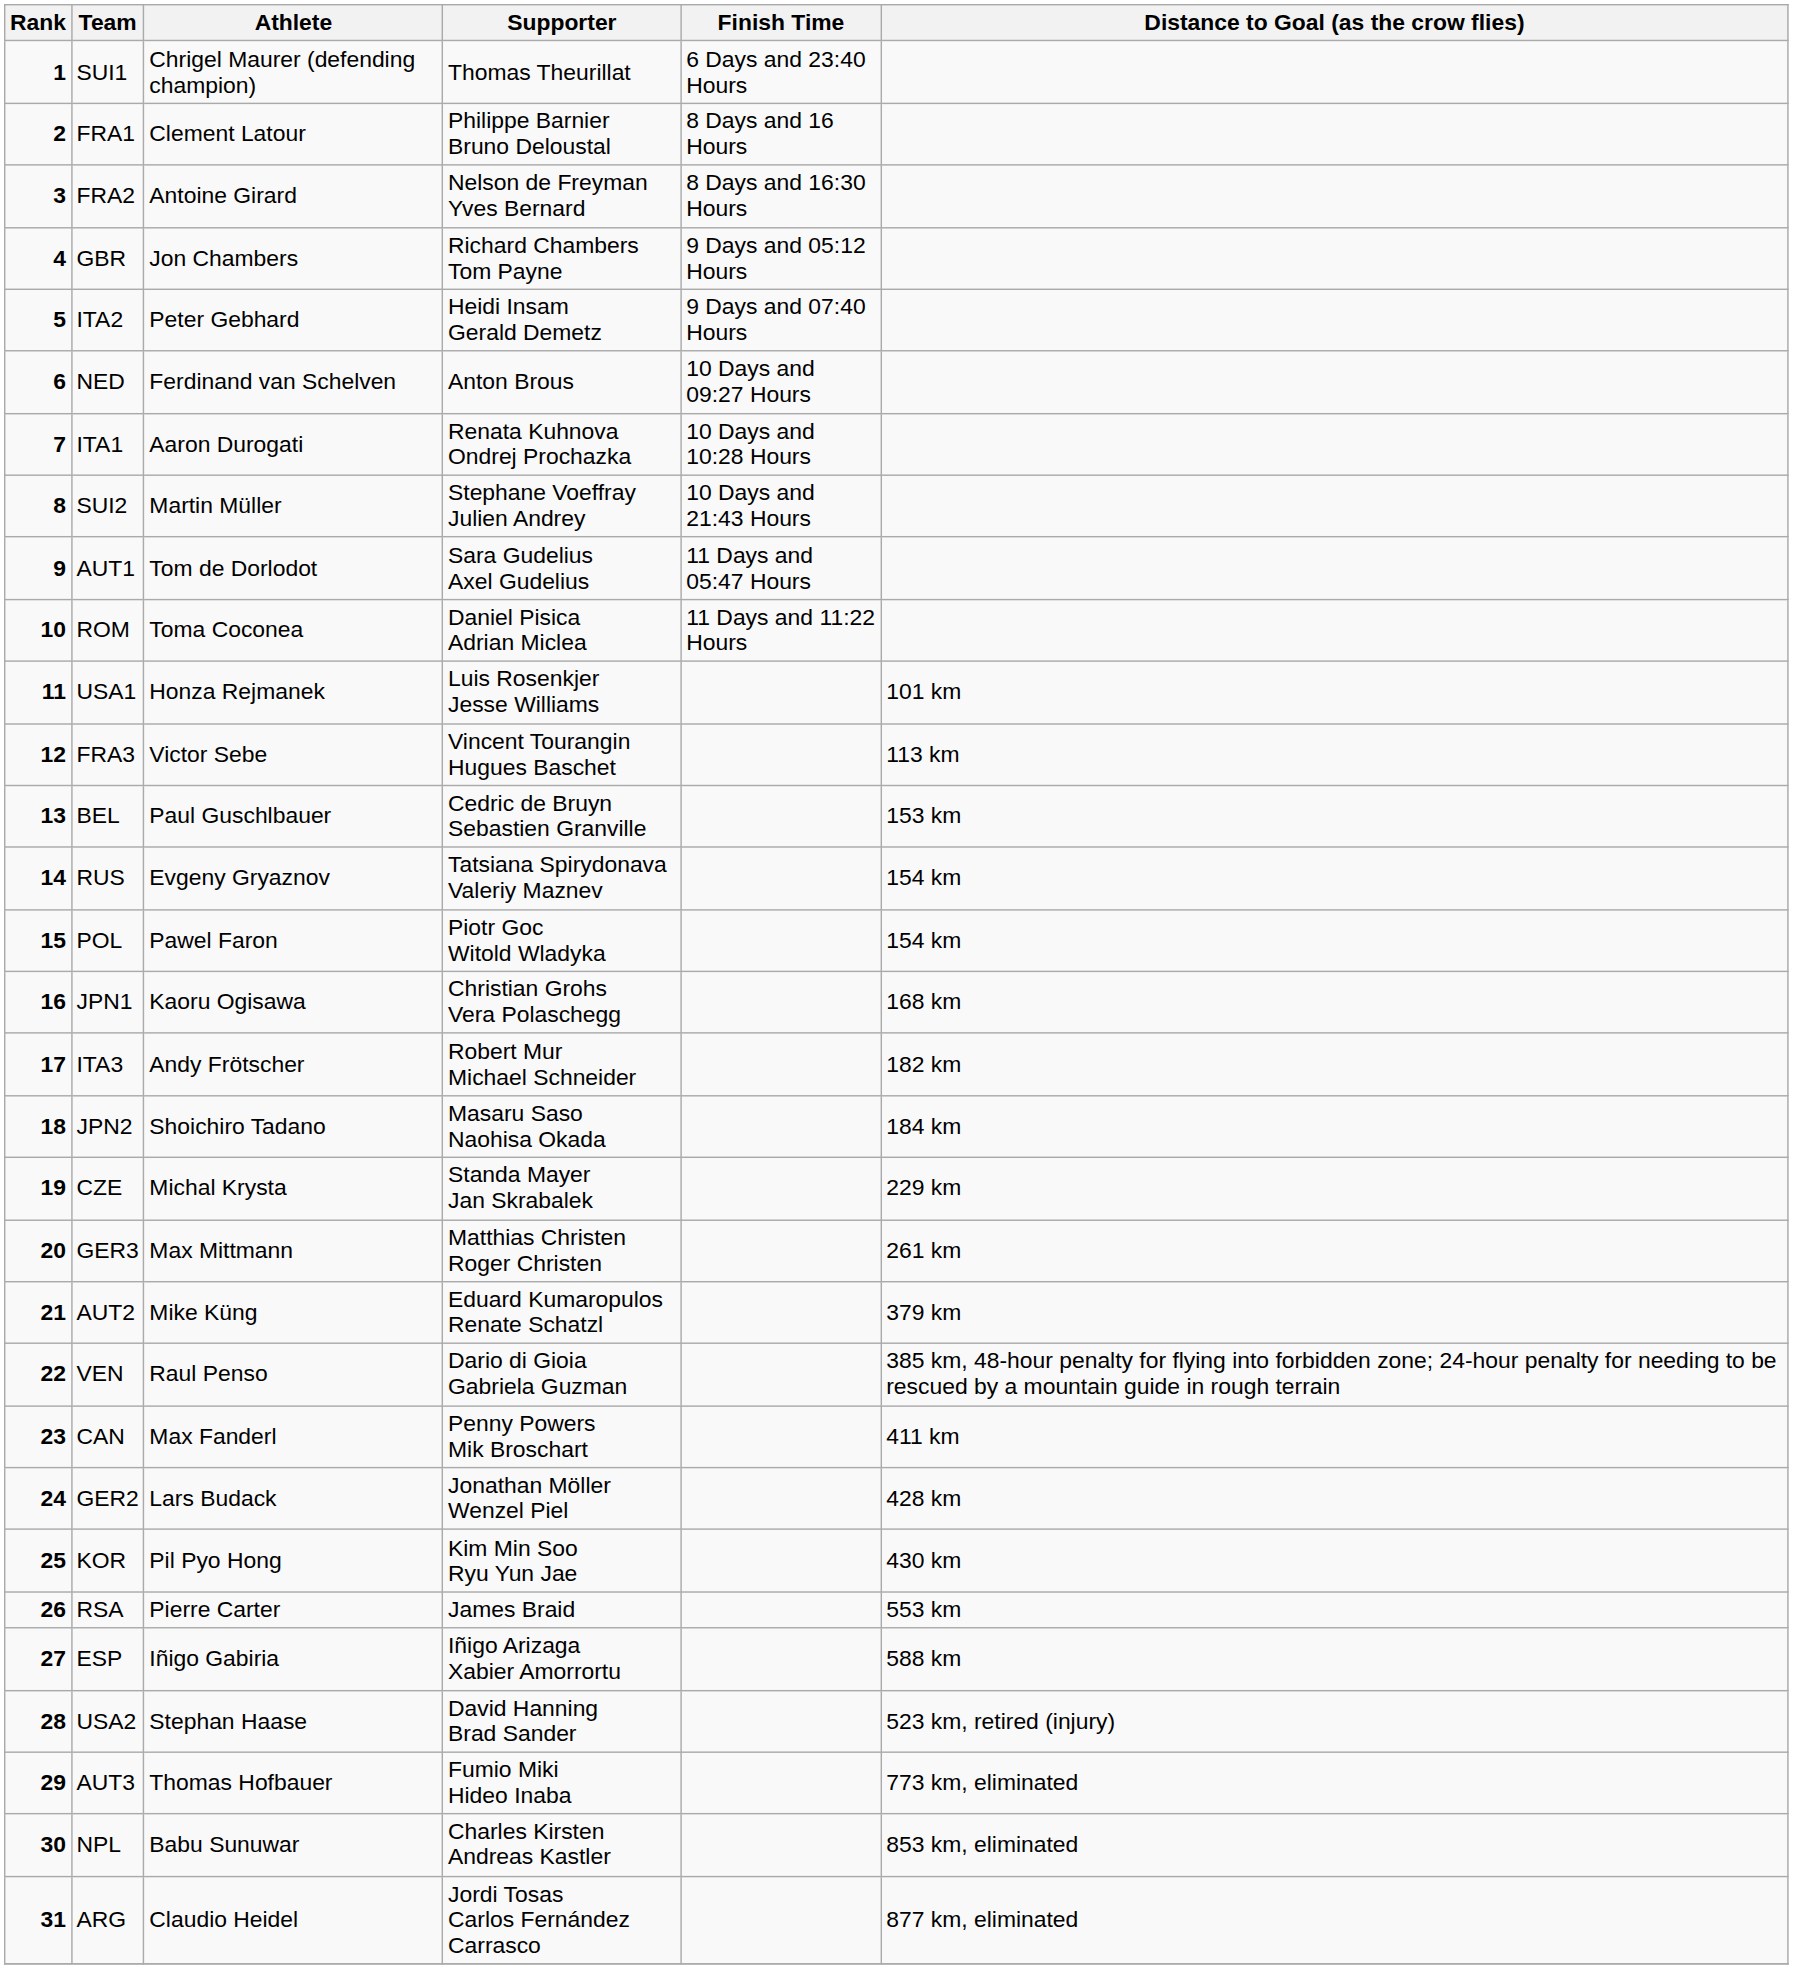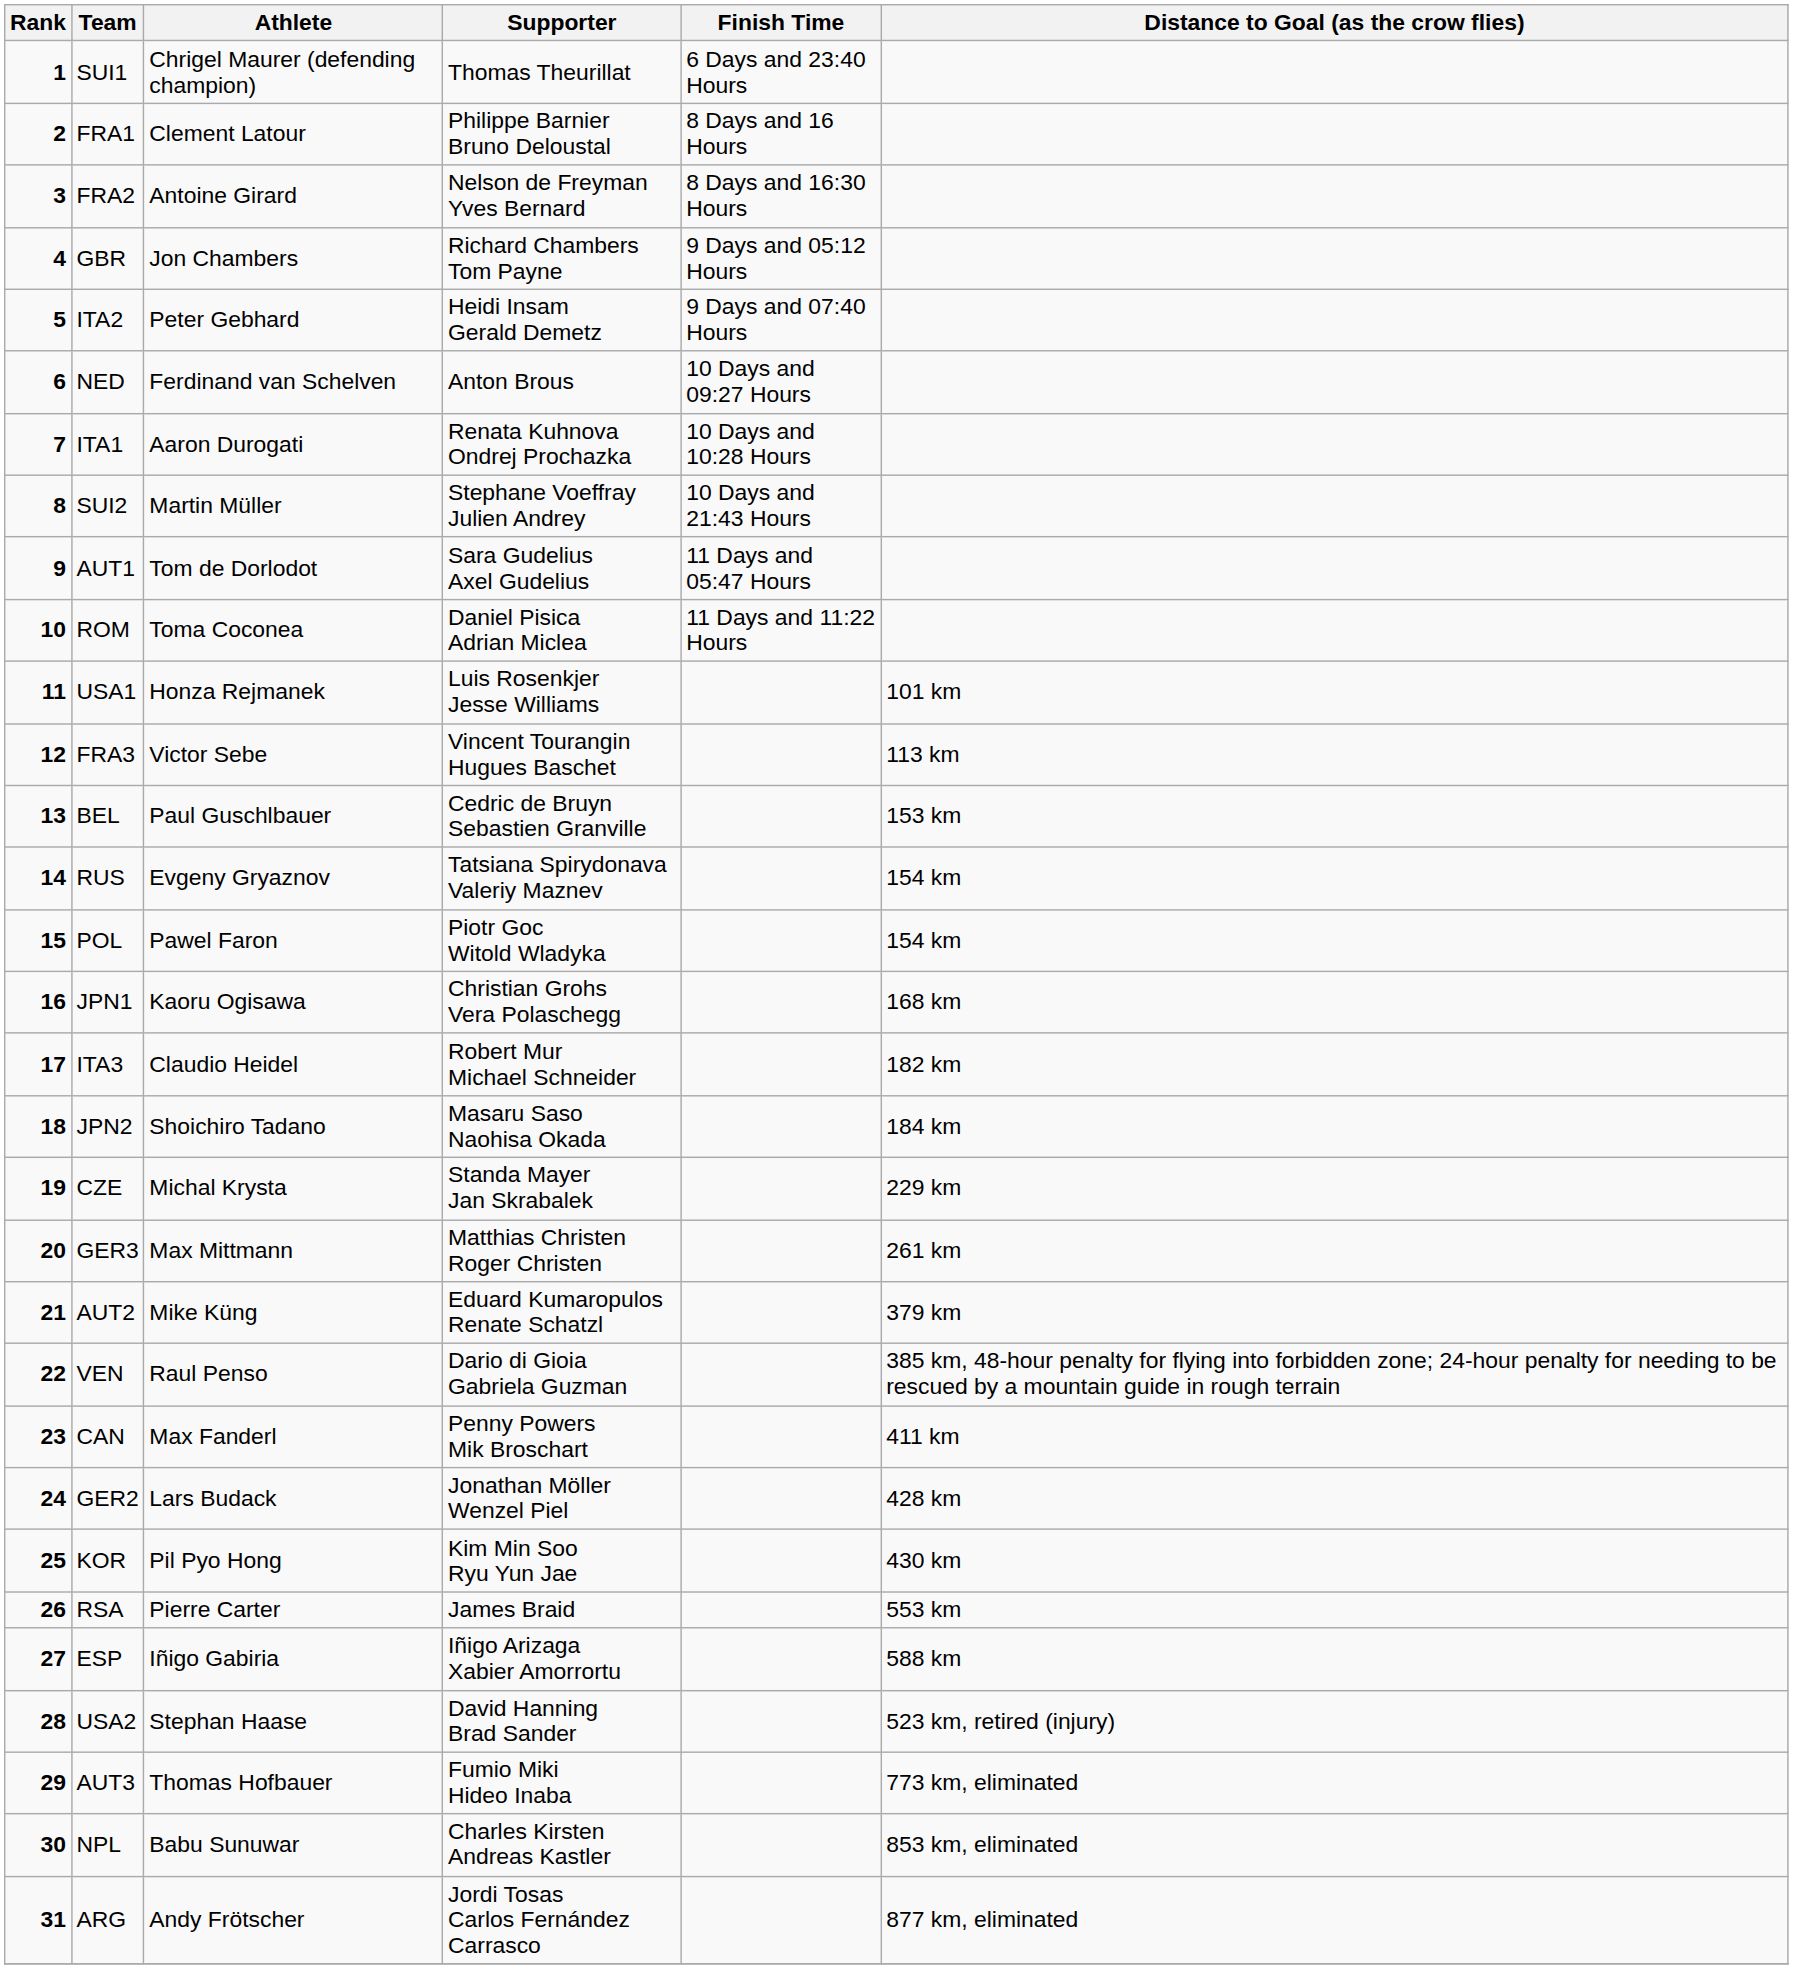(227, 1064) Andy Frötscher -> (224, 1064) Claudio Heidel
(224, 1919) Claudio Heidel -> (227, 1919) Andy Frötscher
